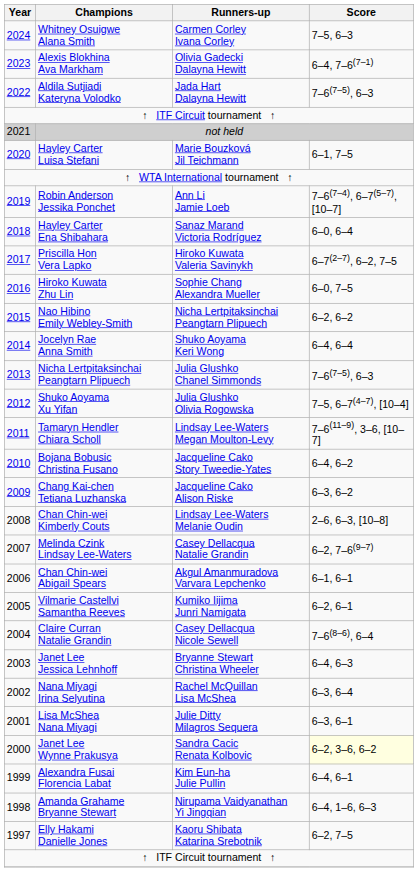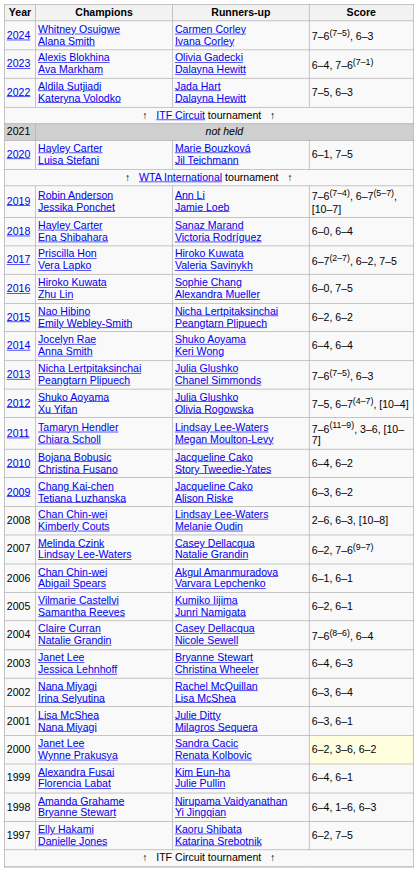(332, 35) 7–5, 6–3 -> (343, 35) 7–6(7–5), 6–3
(343, 92) 7–6(7–5), 6–3 -> (332, 92) 7–5, 6–3
